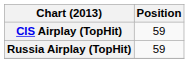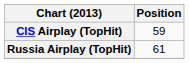(159, 49) 59 -> (159, 49) 61
